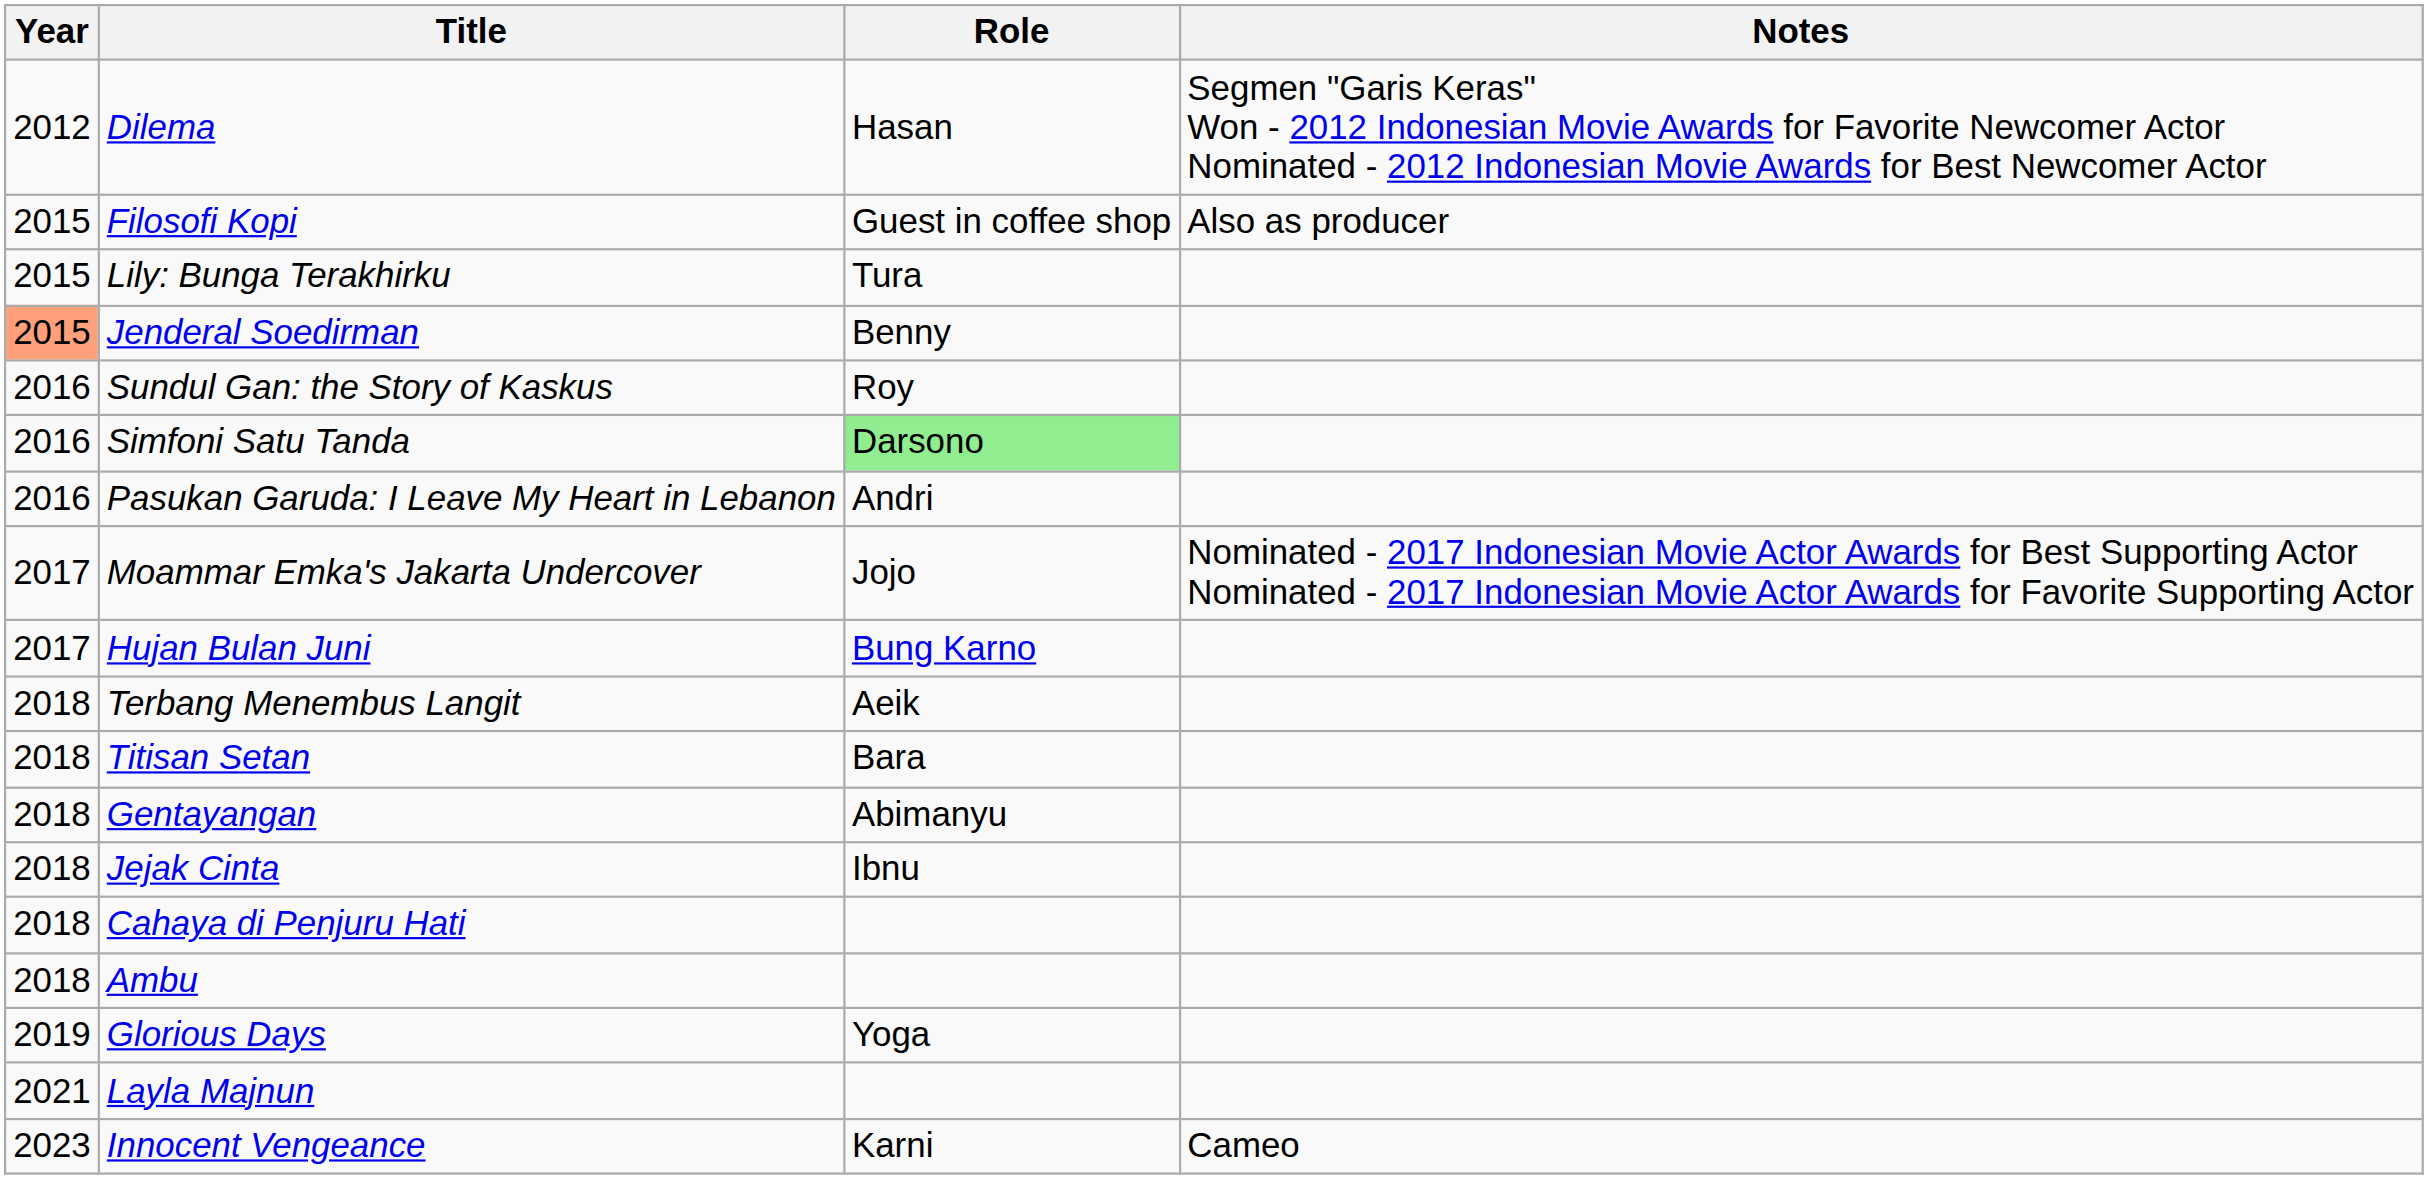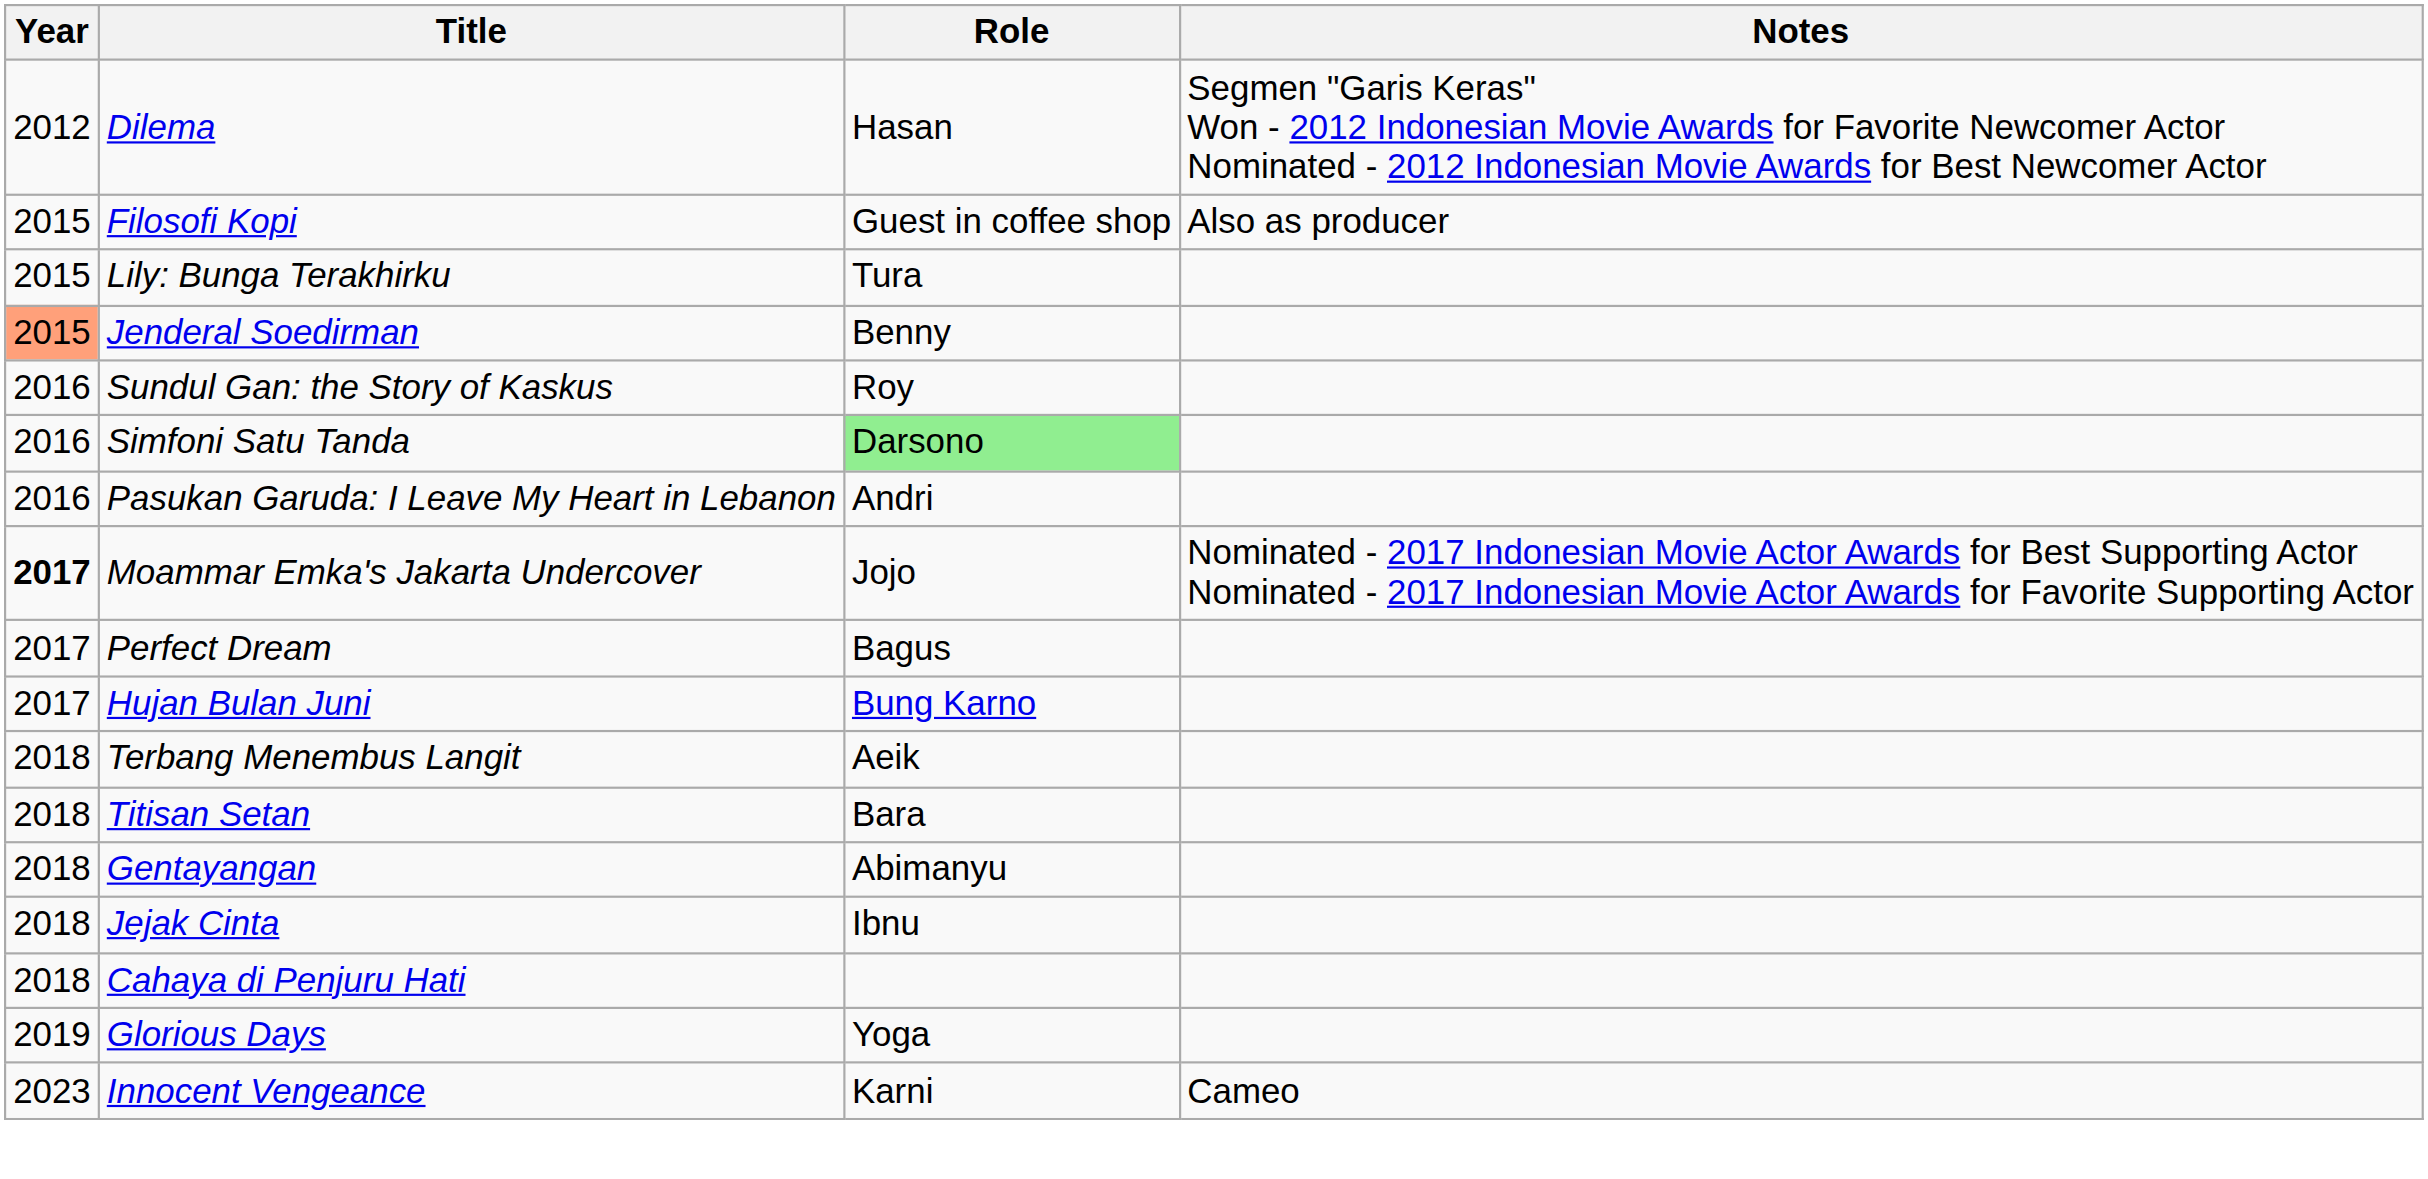(52, 572) normal -> (52, 572) bold
+ row: (219, 647)
- row: (152, 979)
- row: (211, 1090)
